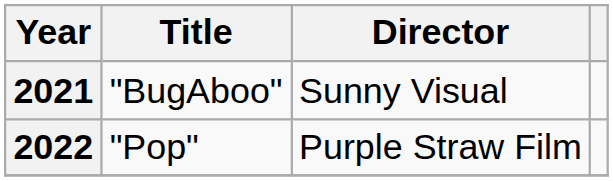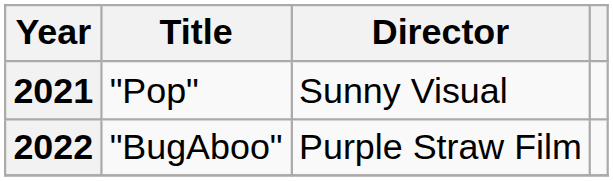(196, 89) "BugAboo" -> (154, 89) "Pop"
(154, 146) "Pop" -> (196, 146) "BugAboo"
